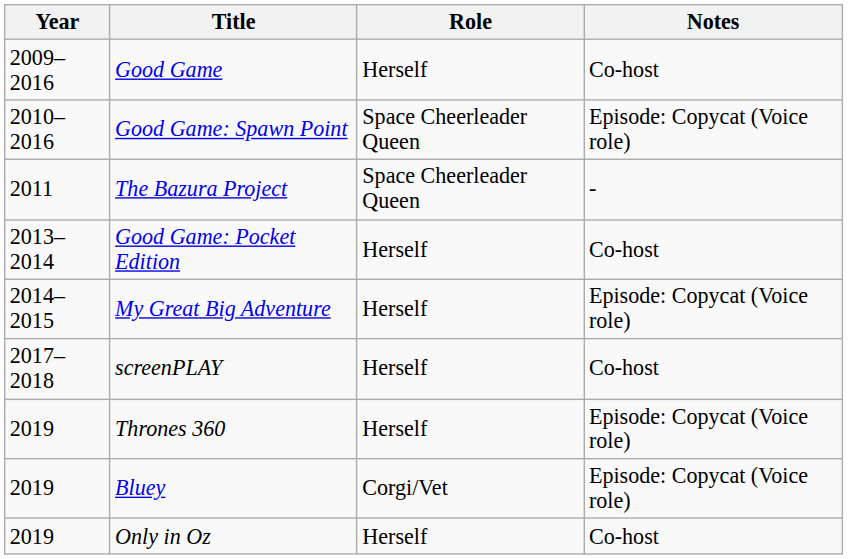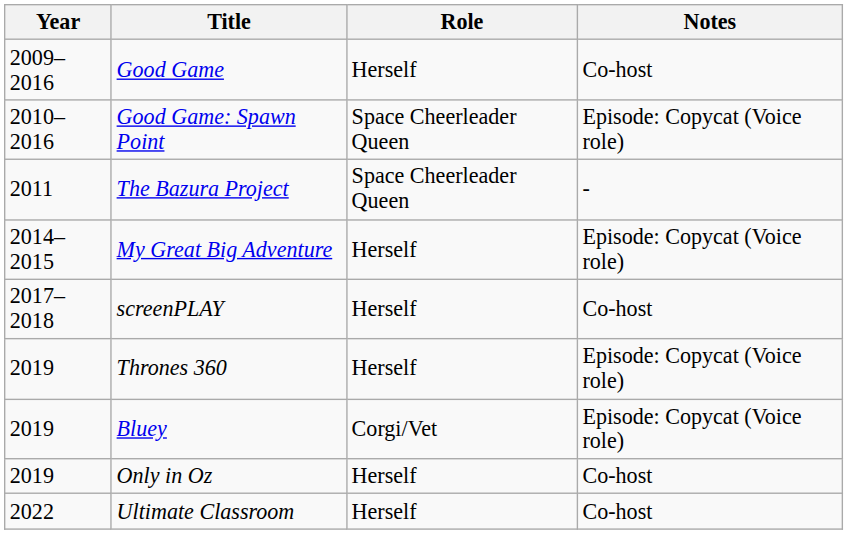- row: (205, 249)
+ row: (205, 511)
